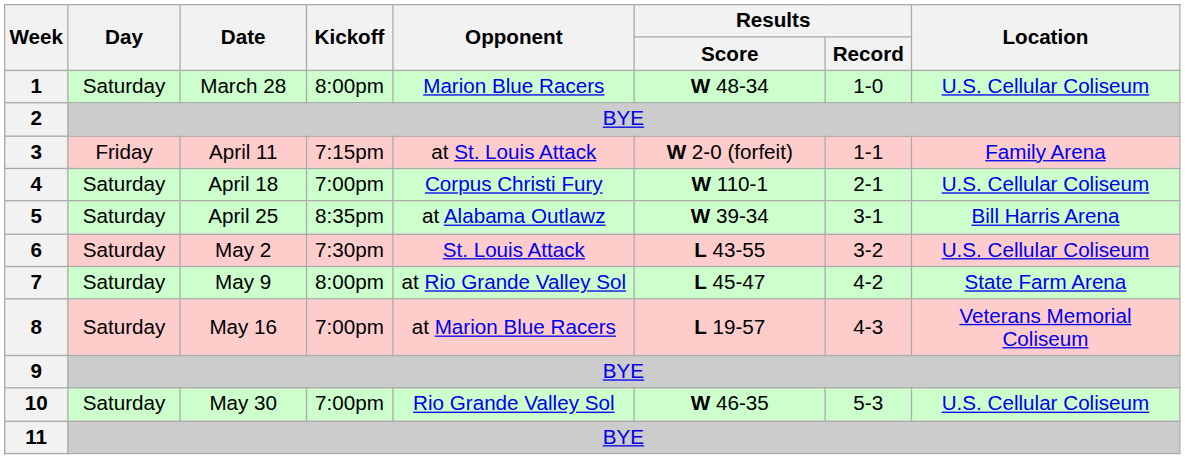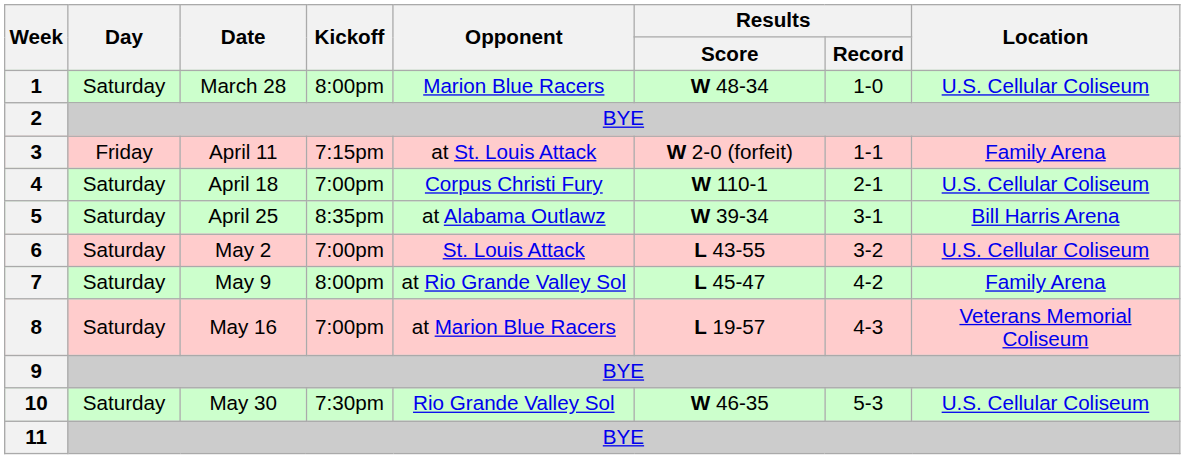(349, 250) 7:30pm -> (349, 250) 7:00pm
(1045, 282) State Farm Arena -> (1045, 282) Family Arena
(349, 404) 7:00pm -> (349, 404) 7:30pm
